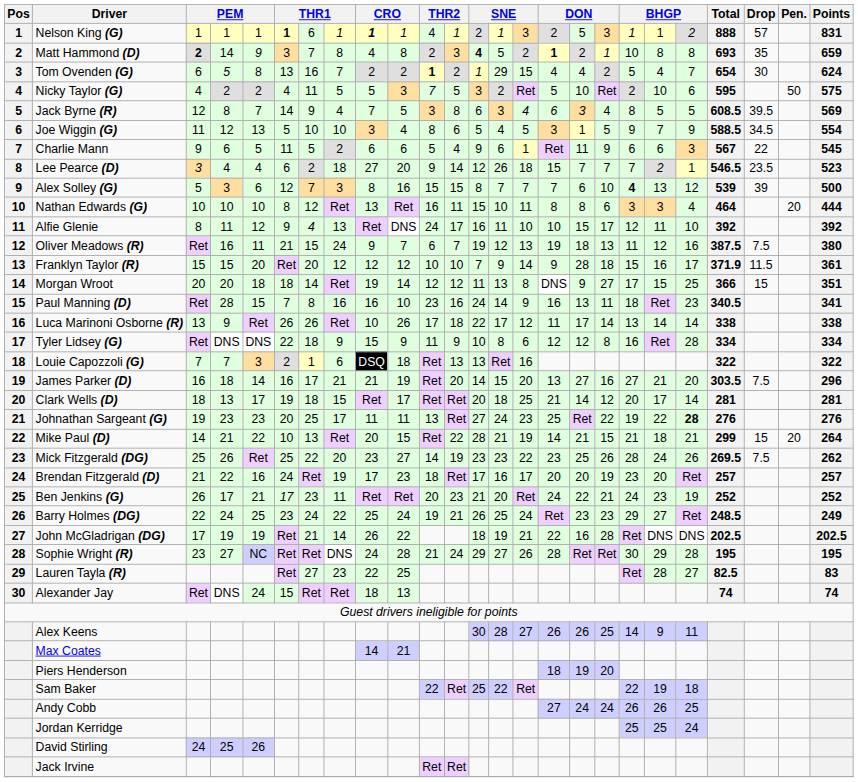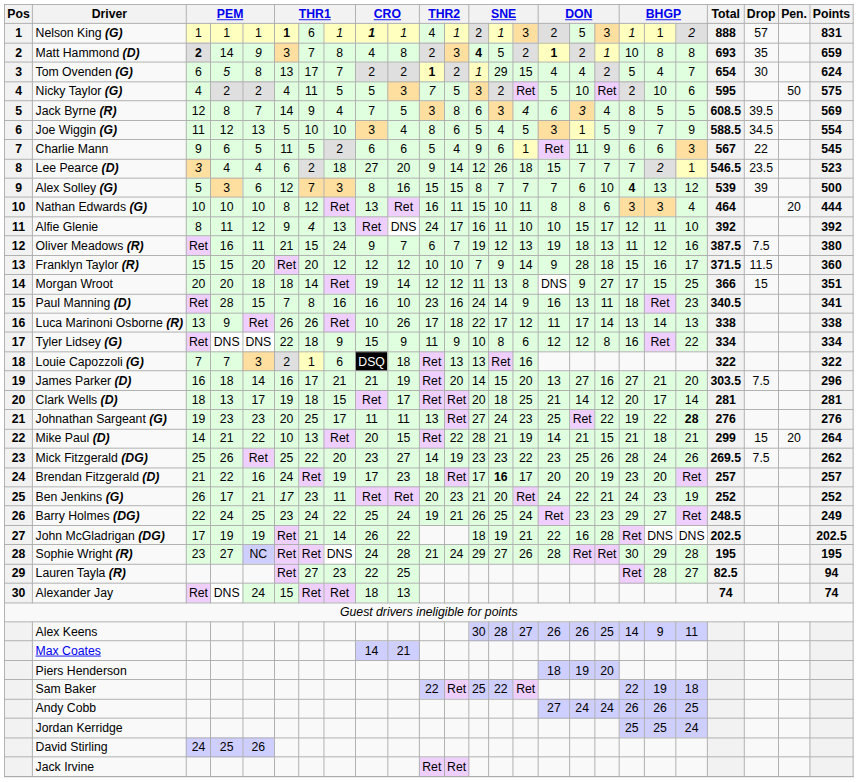(311, 72) 16 -> (311, 72) 17
(726, 265) 371.9 -> (726, 265) 371.5
(831, 265) 361 -> (831, 265) 360
(692, 322) 14 -> (692, 322) 13
(692, 342) 28 -> (692, 342) 22
(501, 477) normal -> (501, 477) bold
(831, 573) 83 -> (831, 573) 94
